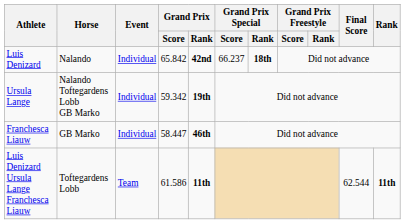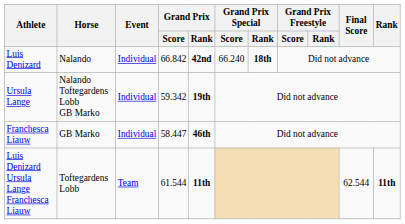(174, 60) 65.842 -> (174, 60) 66.842
(231, 60) 66.237 -> (231, 60) 66.240
(174, 183) 61.586 -> (174, 183) 61.544
